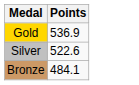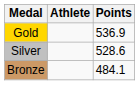+ column: (70, 13)
(65, 51) 522.6 -> (110, 51) 528.6
